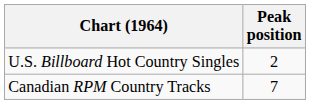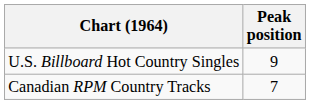(274, 61) 2 -> (274, 61) 9
